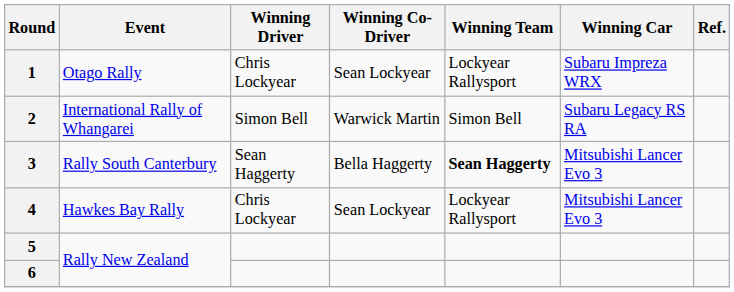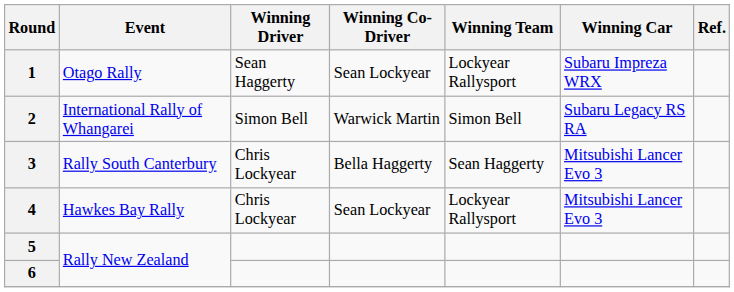(265, 72) Chris Lockyear -> (265, 72) Sean Haggerty
(265, 164) Sean Haggerty -> (265, 164) Chris Lockyear
(500, 164) bold -> (496, 164) normal
